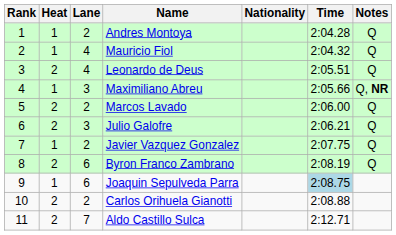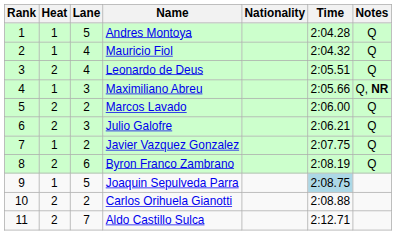(86, 32) 2 -> (86, 32) 5
(86, 182) 6 -> (86, 182) 5
